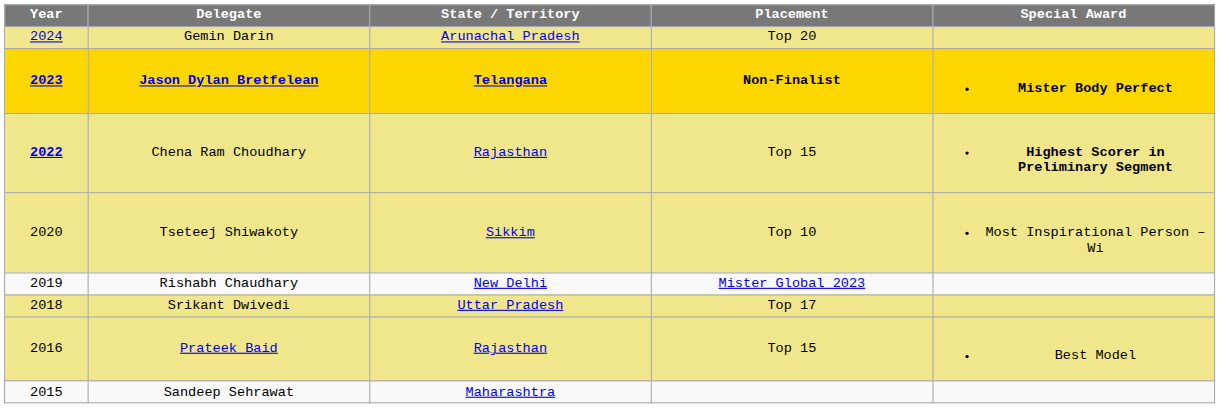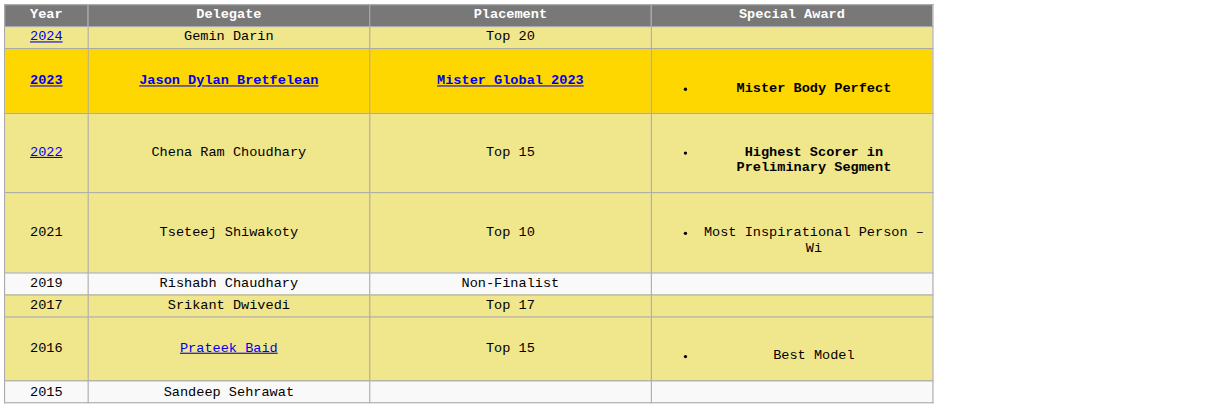- column: (510, 16)
(792, 81) Non-Finalist -> (510, 81) Mister Global 2023
(46, 153) bold -> (46, 153) normal
(46, 233) 2020 -> (46, 233) 2021
(792, 284) Mister Global 2023 -> (510, 284) Non-Finalist
(46, 306) 2018 -> (46, 306) 2017
